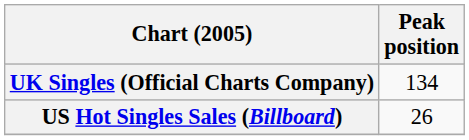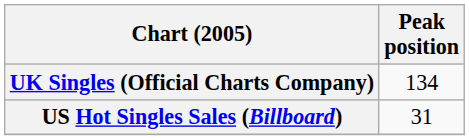(422, 116) 26 -> (422, 116) 31
